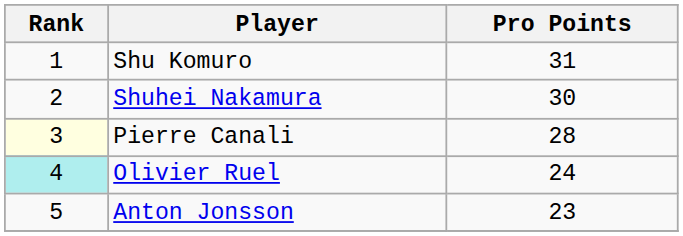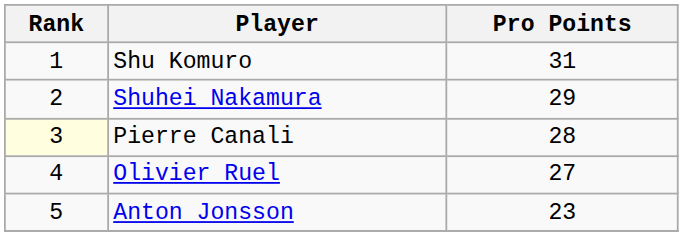(562, 99) 30 -> (562, 99) 29
(56, 175) paleturquoise background -> (56, 175) no background
(562, 175) 24 -> (562, 175) 27
